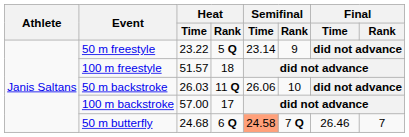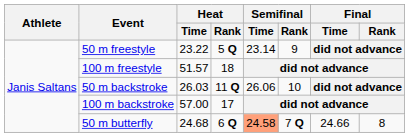(335, 124) 26.46 -> (335, 124) 24.66
(382, 124) 7 -> (382, 124) 8
